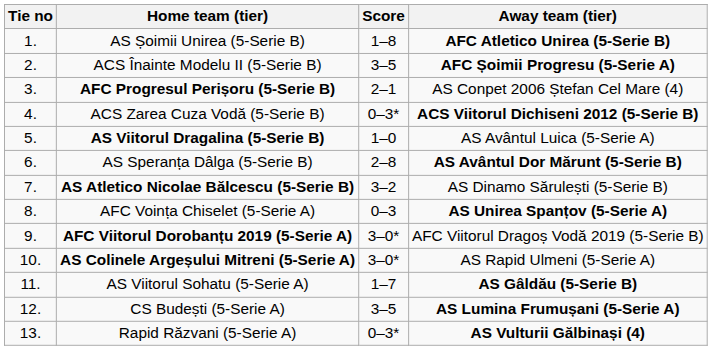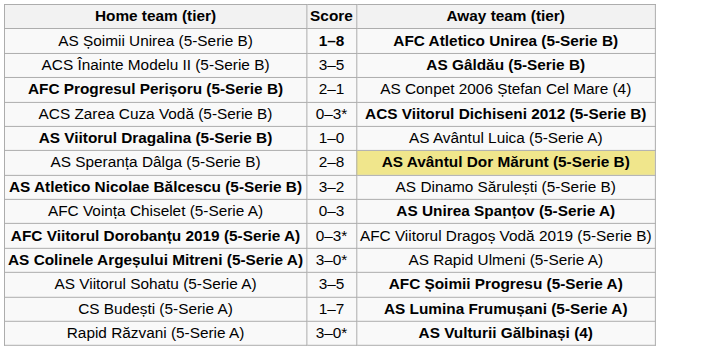- column: (30, 16)
(383, 41) normal -> (331, 41) bold
(558, 65) AFC Șoimii Progresu (5-Serie A) -> (506, 65) AS Gâldău (5-Serie B)
(558, 162) no background -> (506, 162) khaki background
(383, 235) 3–0* -> (331, 235) 0–3*
(383, 284) 1–7 -> (331, 284) 3–5
(558, 284) AS Gâldău (5-Serie B) -> (506, 284) AFC Șoimii Progresu (5-Serie A)
(383, 308) 3–5 -> (331, 308) 1–7
(383, 333) 0–3* -> (331, 333) 3–0*
